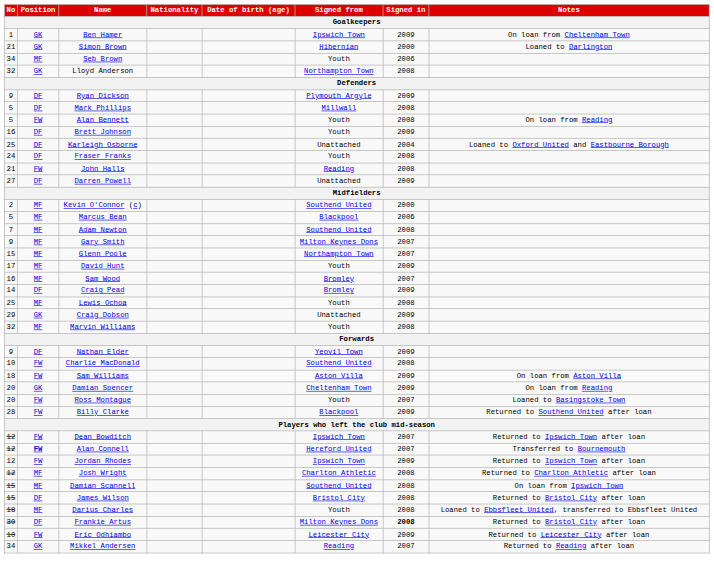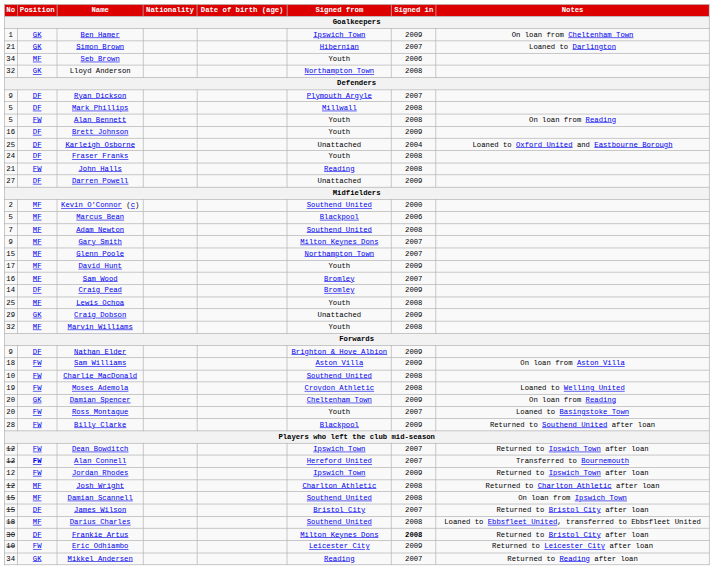(406, 47) 2000 -> (414, 47) 2007
(406, 95) 2009 -> (414, 95) 2007
(339, 351) Yeovil Town -> (339, 351) Brighton & Hove Albion
rows swapped: (103, 364) <-> (103, 376)
+ row: (100, 388)
(406, 498) 2008 -> (414, 510) 2007
(339, 510) Youth -> (339, 522) Southend United
